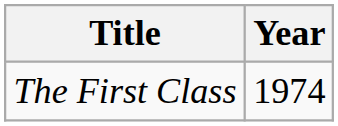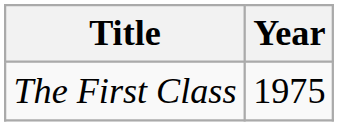(289, 90) 1974 -> (289, 90) 1975
